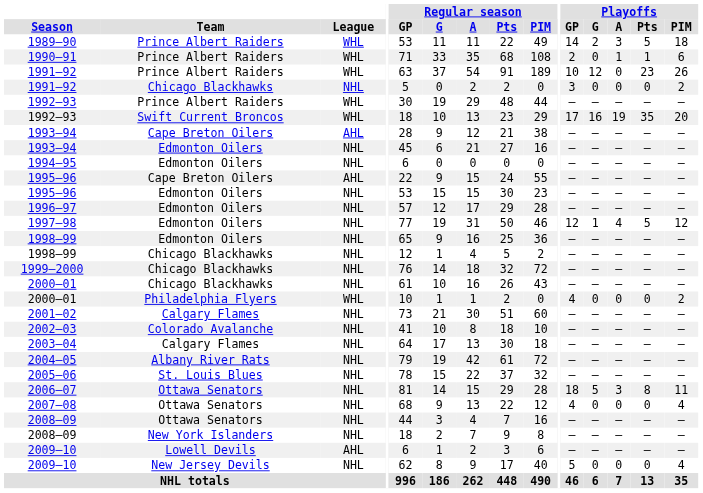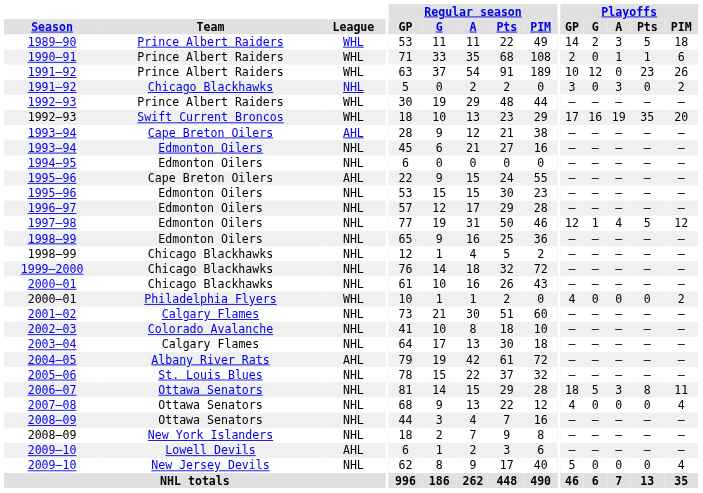(619, 87) 0 -> (619, 87) 3
(353, 360) NHL -> (353, 360) AHL
